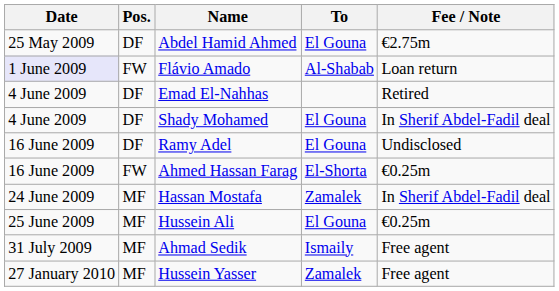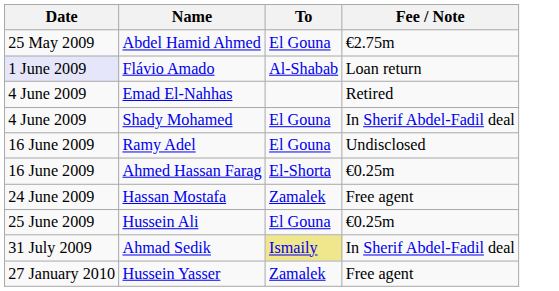- column: (137, 17)
(466, 196) In Sherif Abdel-Fadil deal -> (380, 196) Free agent
(329, 247) no background -> (293, 247) khaki background
(415, 247) Free agent -> (430, 247) In Sherif Abdel-Fadil deal
